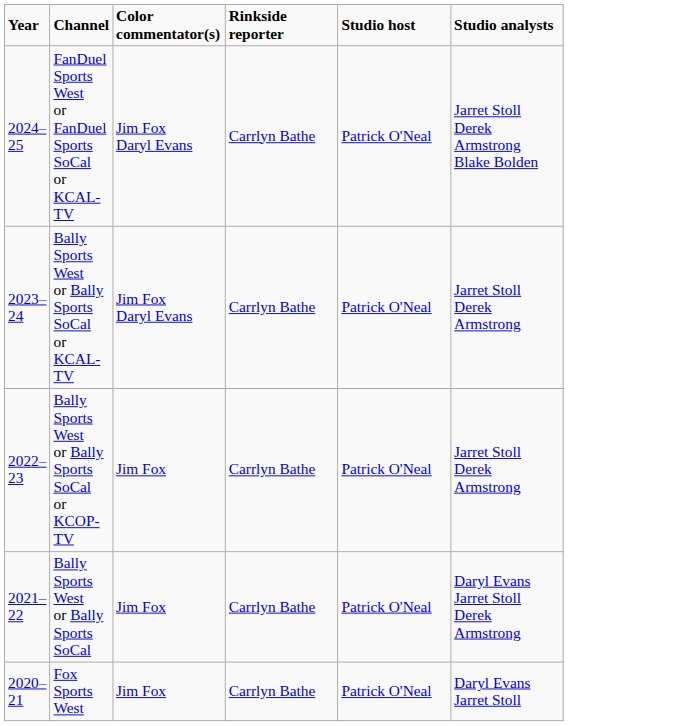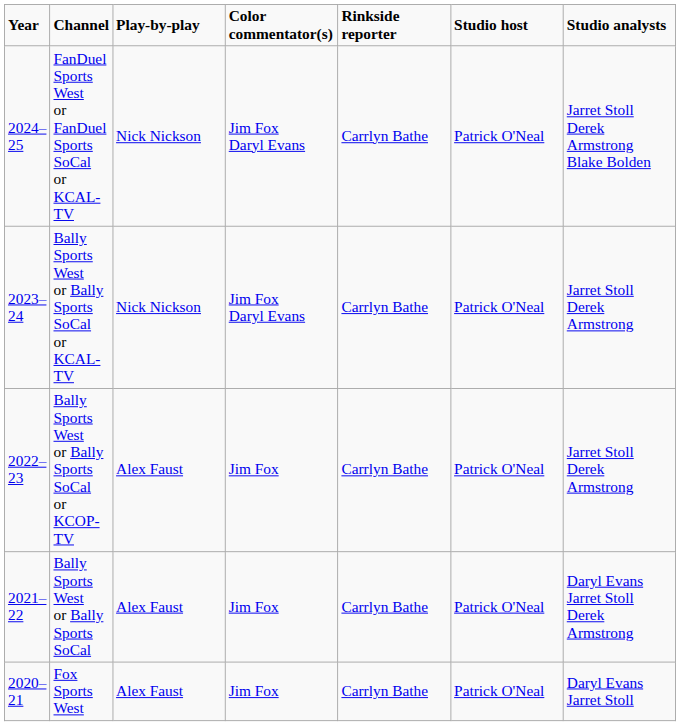+ column: (158, 25)
